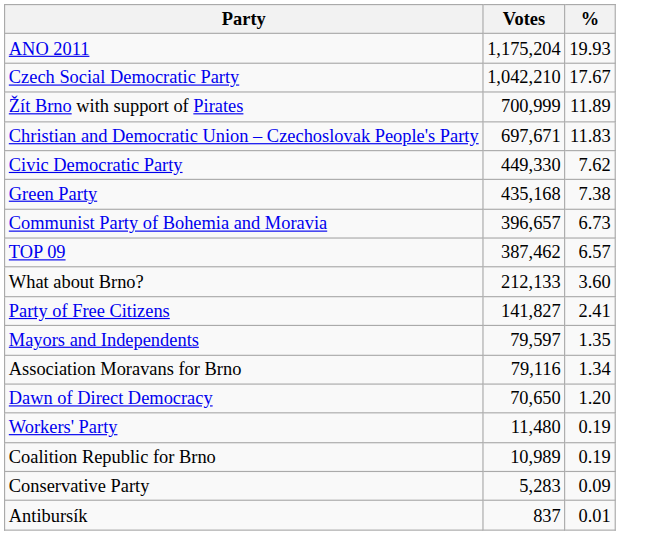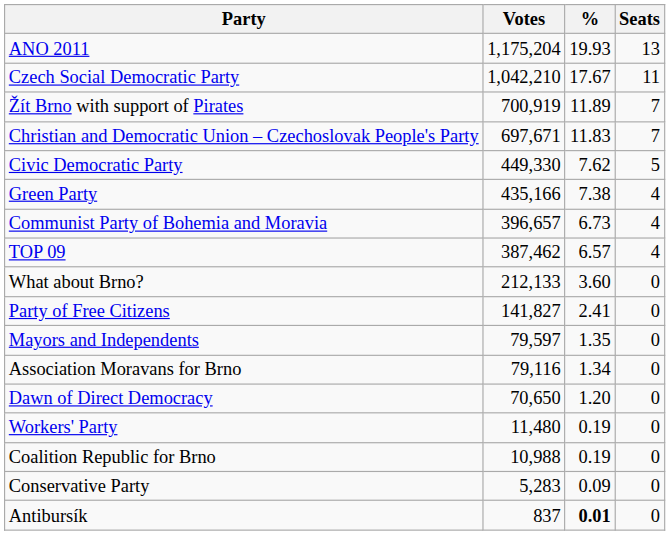+ column: (640, 19)
(531, 106) 700,999 -> (531, 106) 700,919
(531, 194) 435,168 -> (531, 194) 435,166
(535, 456) 10,989 -> (535, 456) 10,988
(595, 515) normal -> (595, 515) bold
